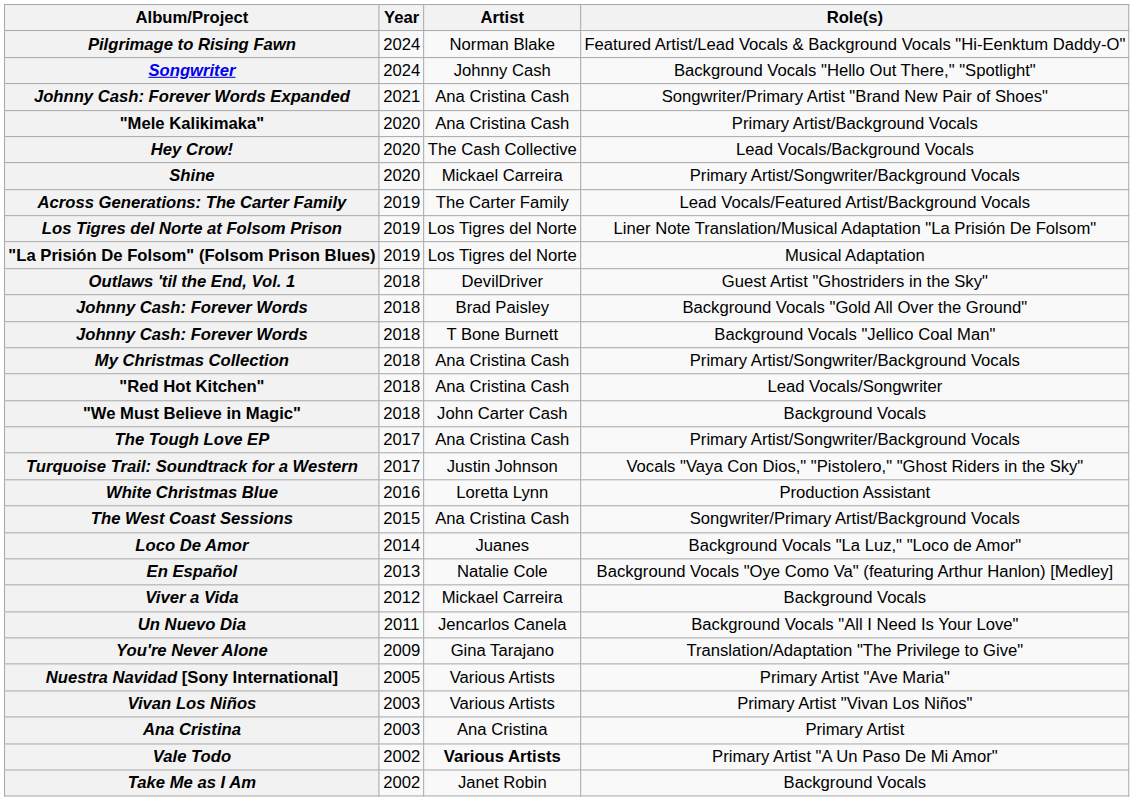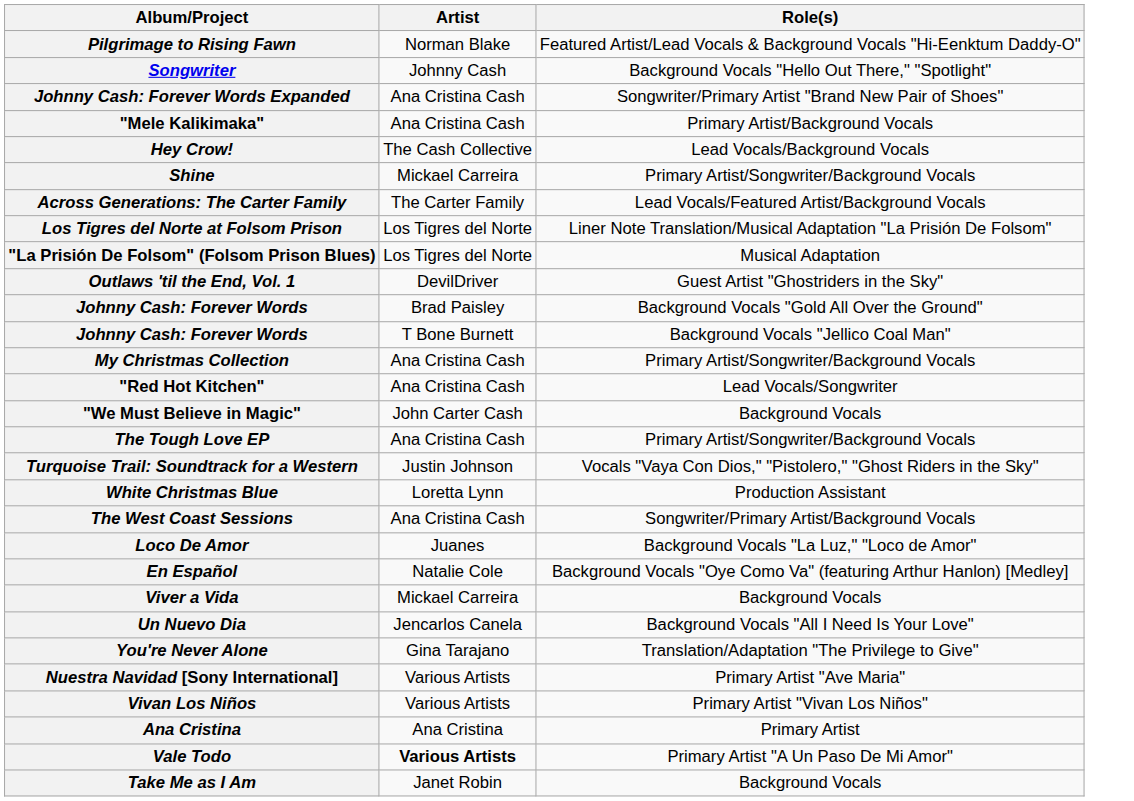- column: (402, 17)
